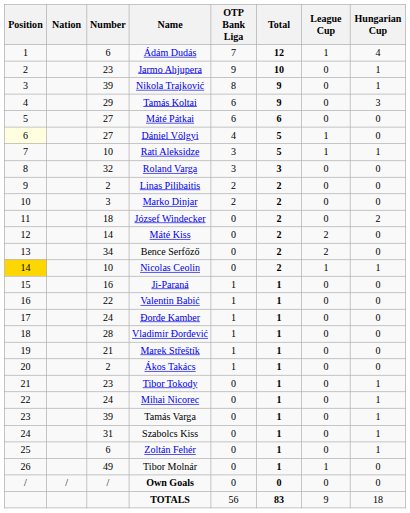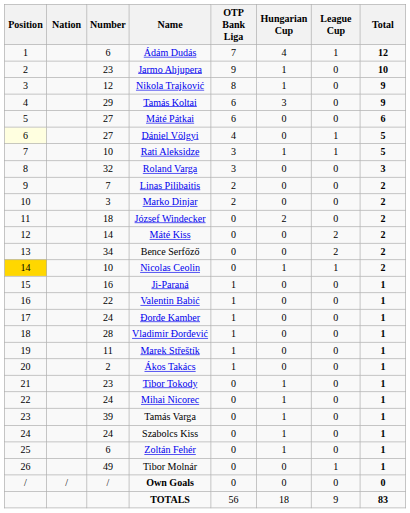columns swapped: (378, 24) <-> (279, 24)
(108, 86) 39 -> (108, 86) 12
(108, 185) 2 -> (108, 185) 7
(108, 351) 21 -> (108, 351) 11
(108, 433) 31 -> (108, 433) 24
